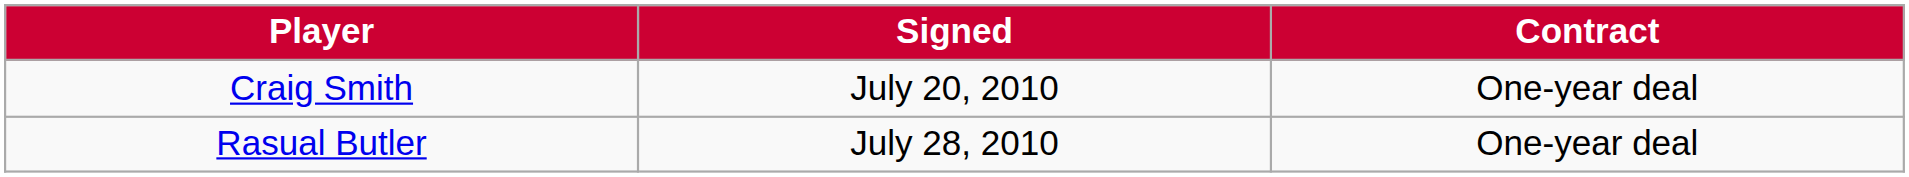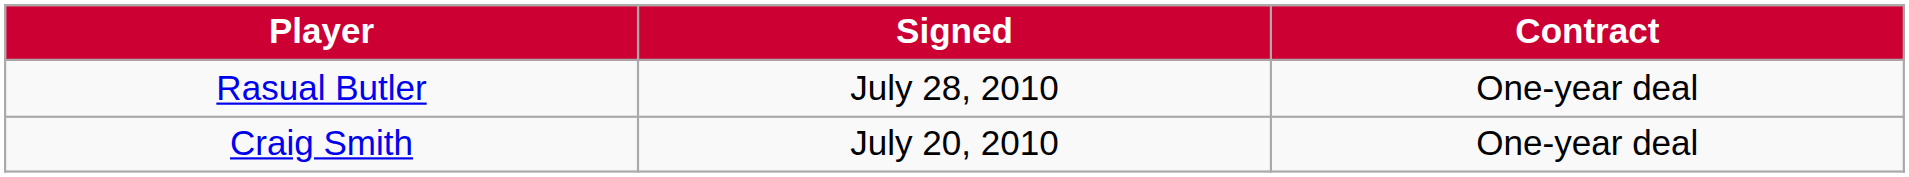rows swapped: (322, 87) <-> (322, 143)
